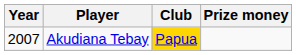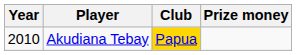(24, 38) 2007 -> (24, 38) 2010
